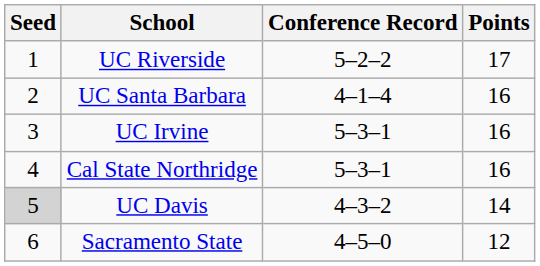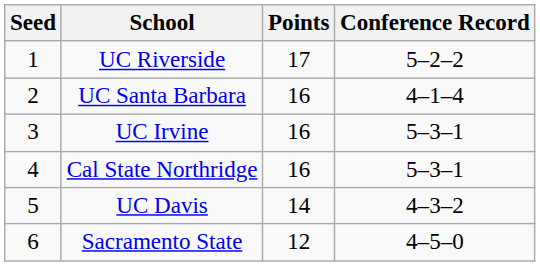columns swapped: (363, 22) <-> (499, 22)
(33, 205) lightgrey background -> (33, 205) no background
